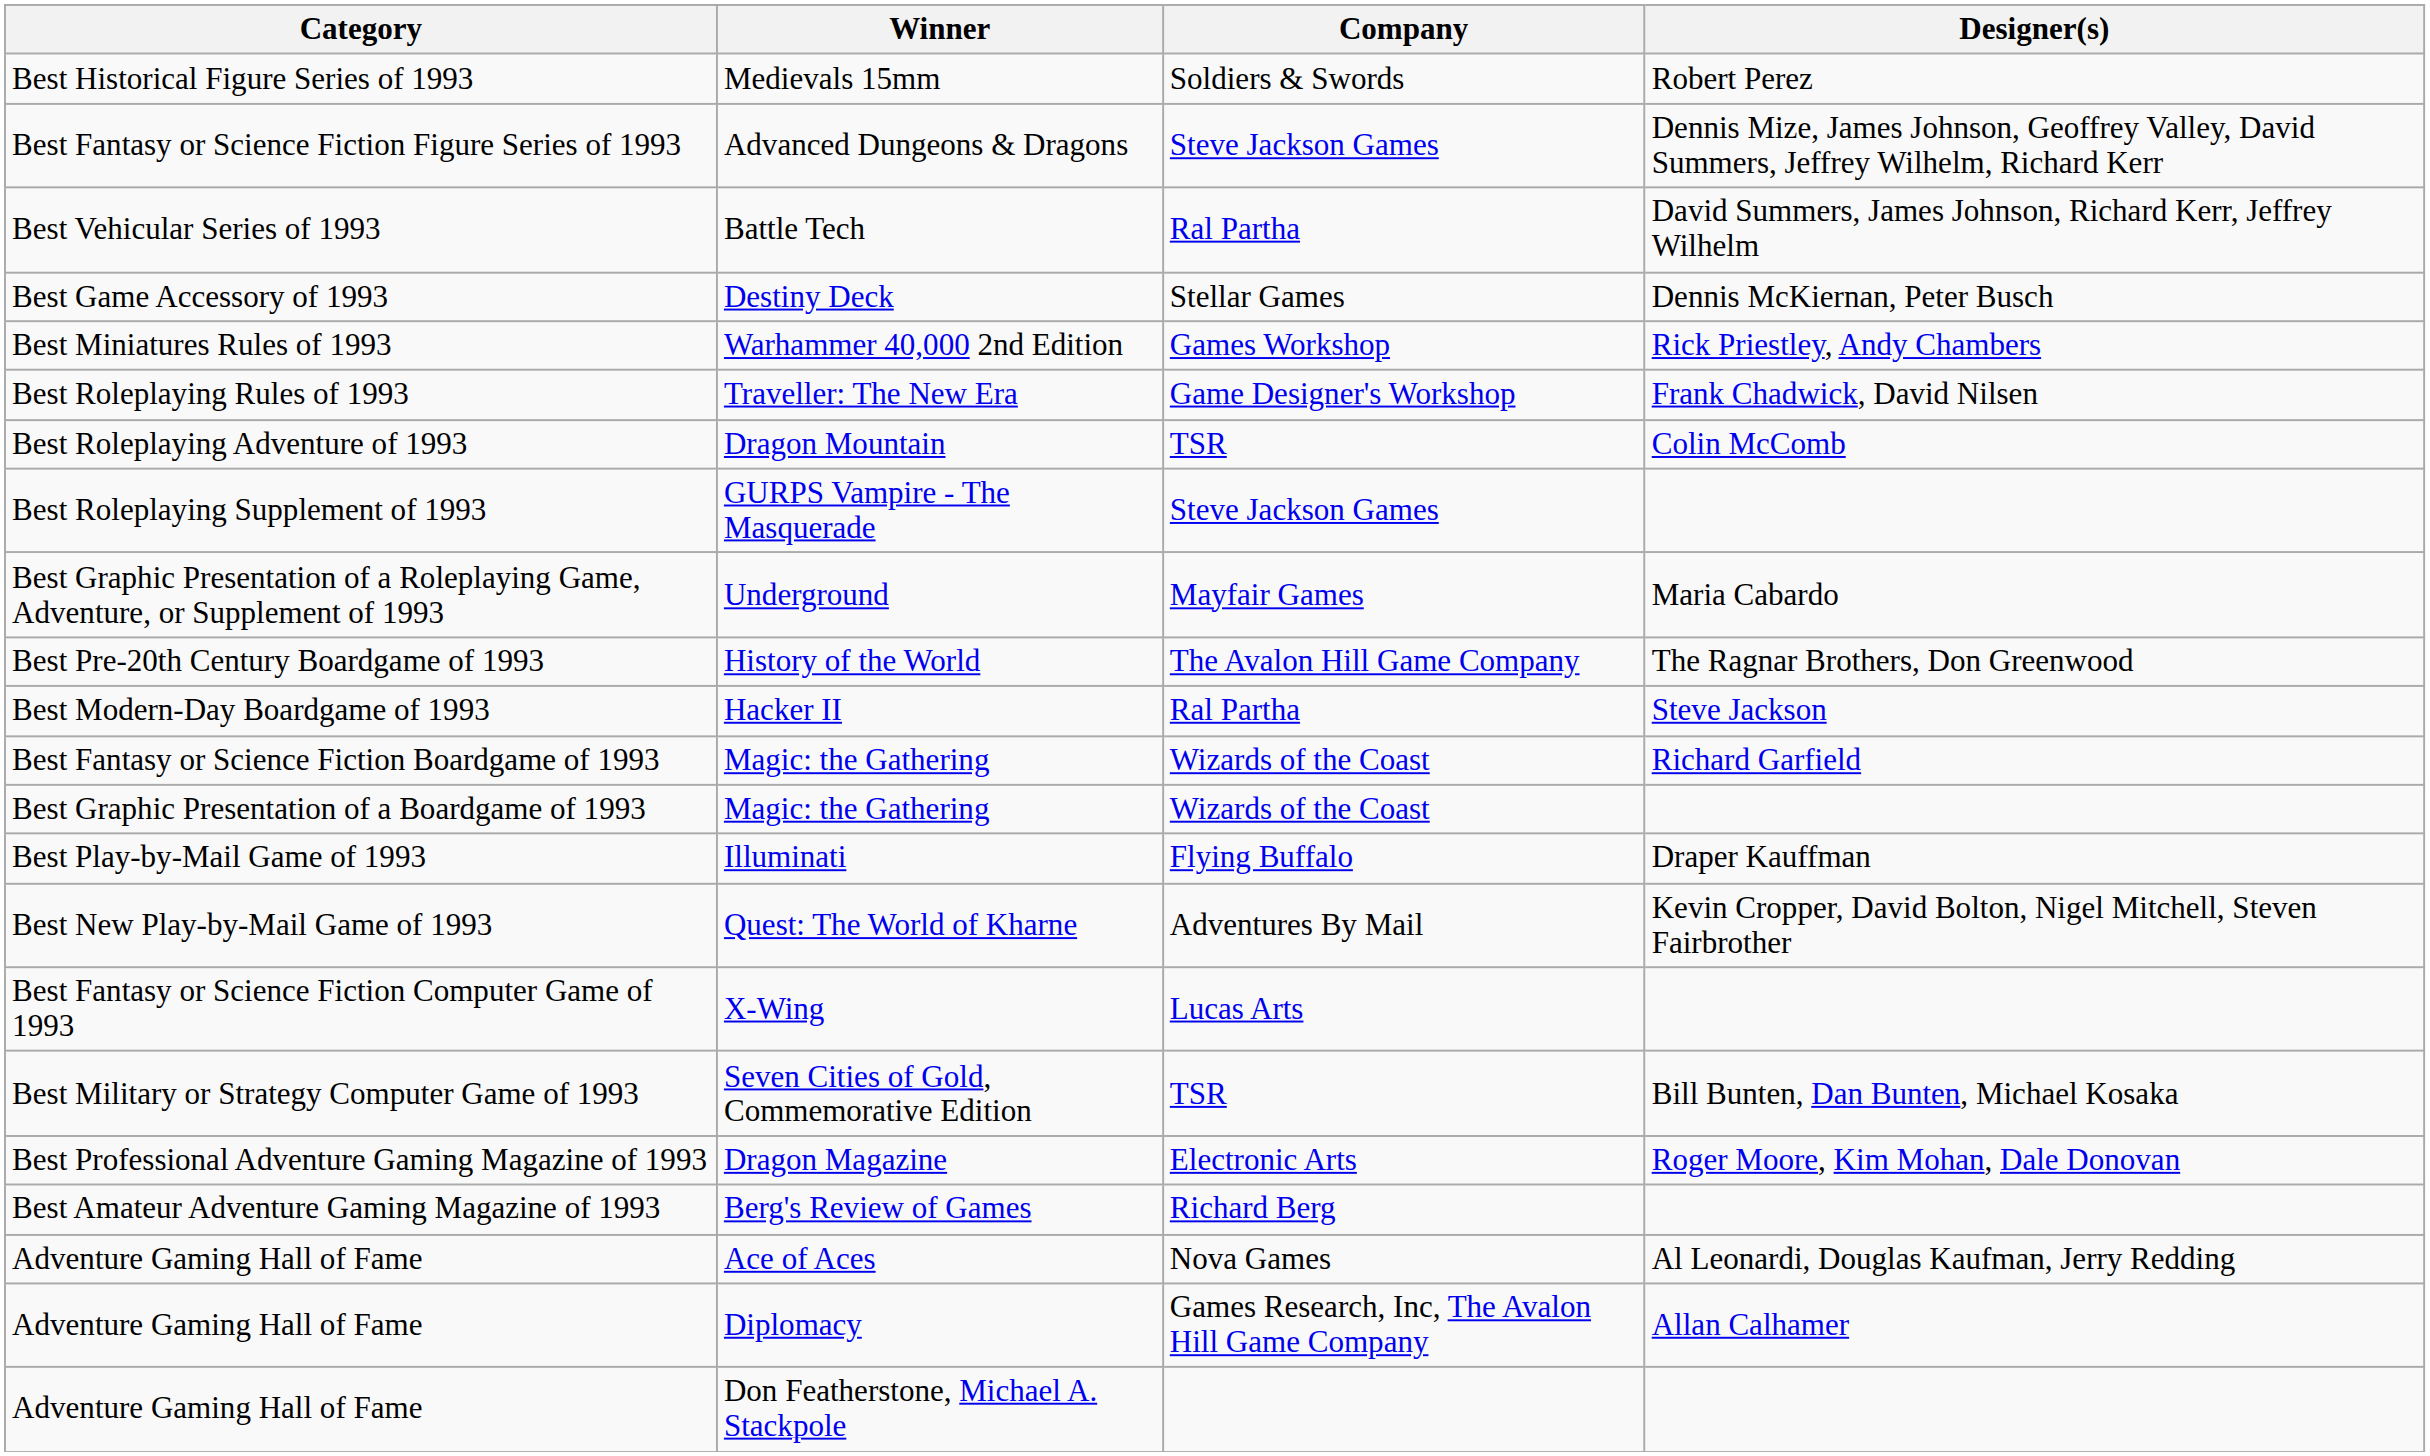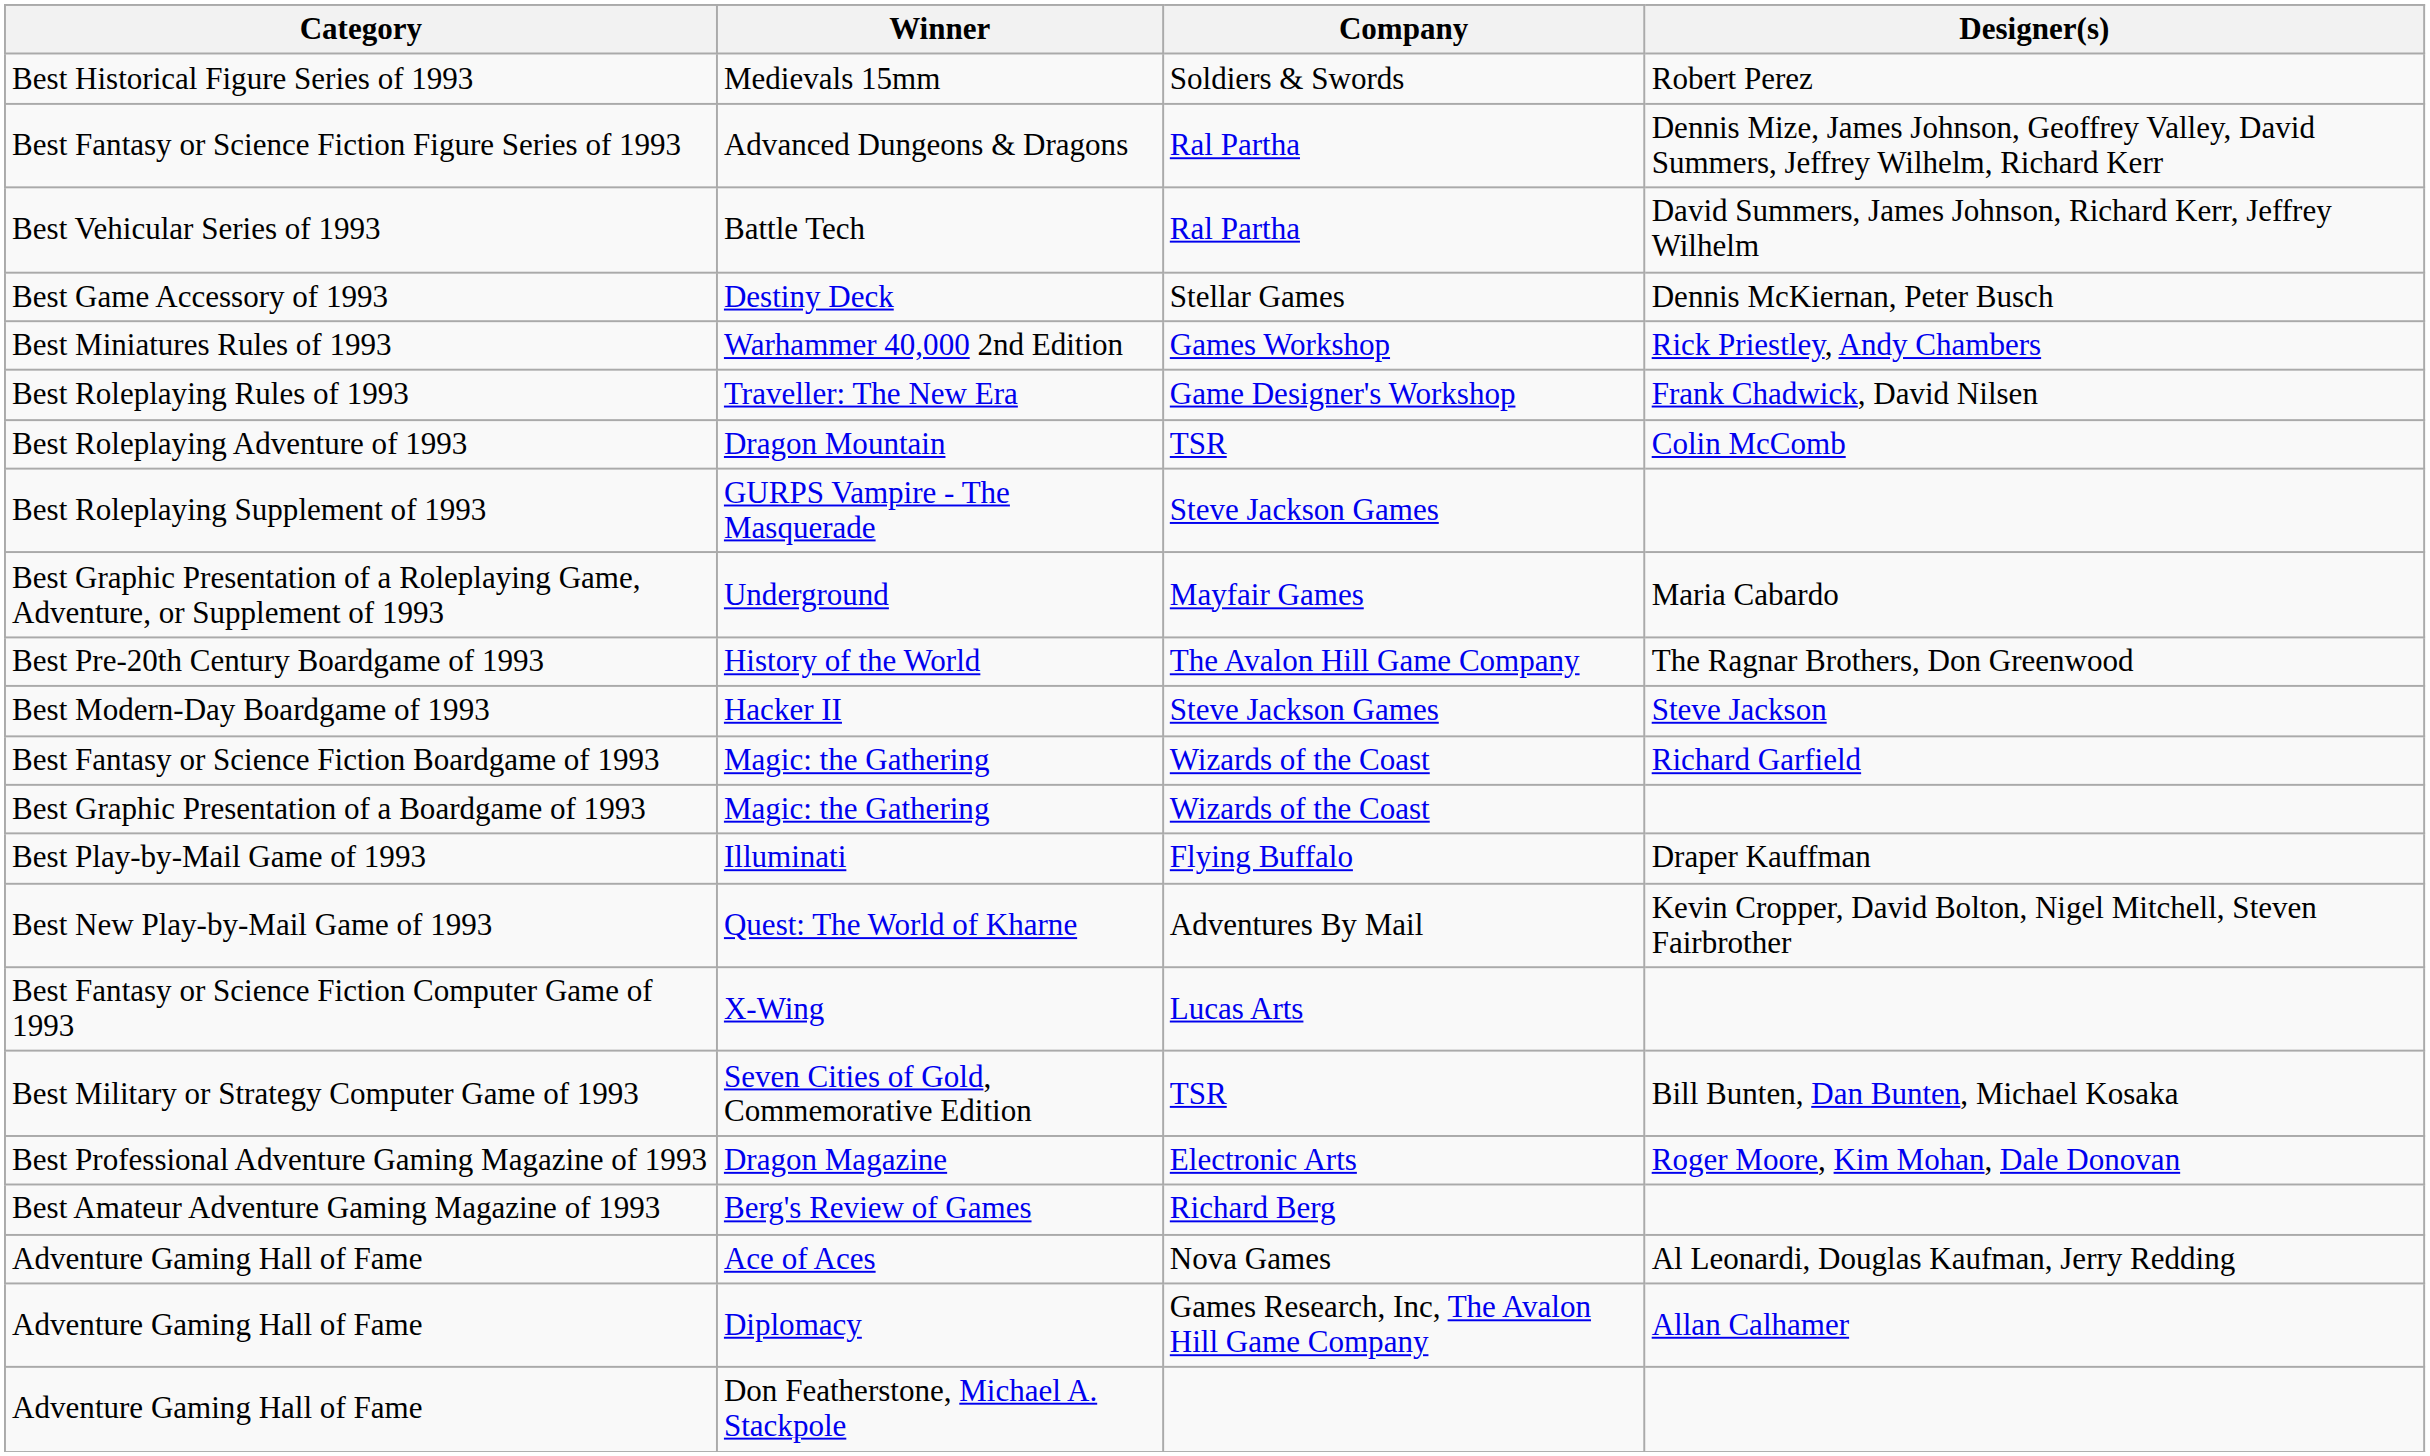(1304, 145) Steve Jackson Games -> (1235, 145) Ral Partha
(1235, 710) Ral Partha -> (1304, 710) Steve Jackson Games
